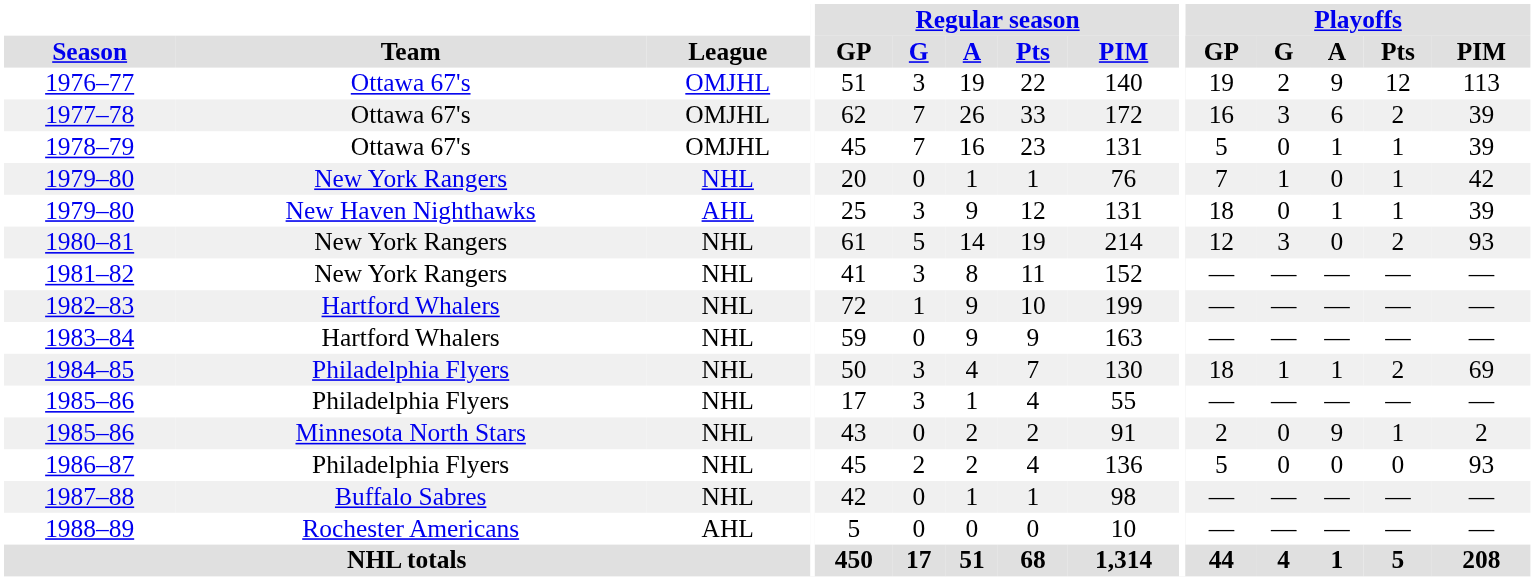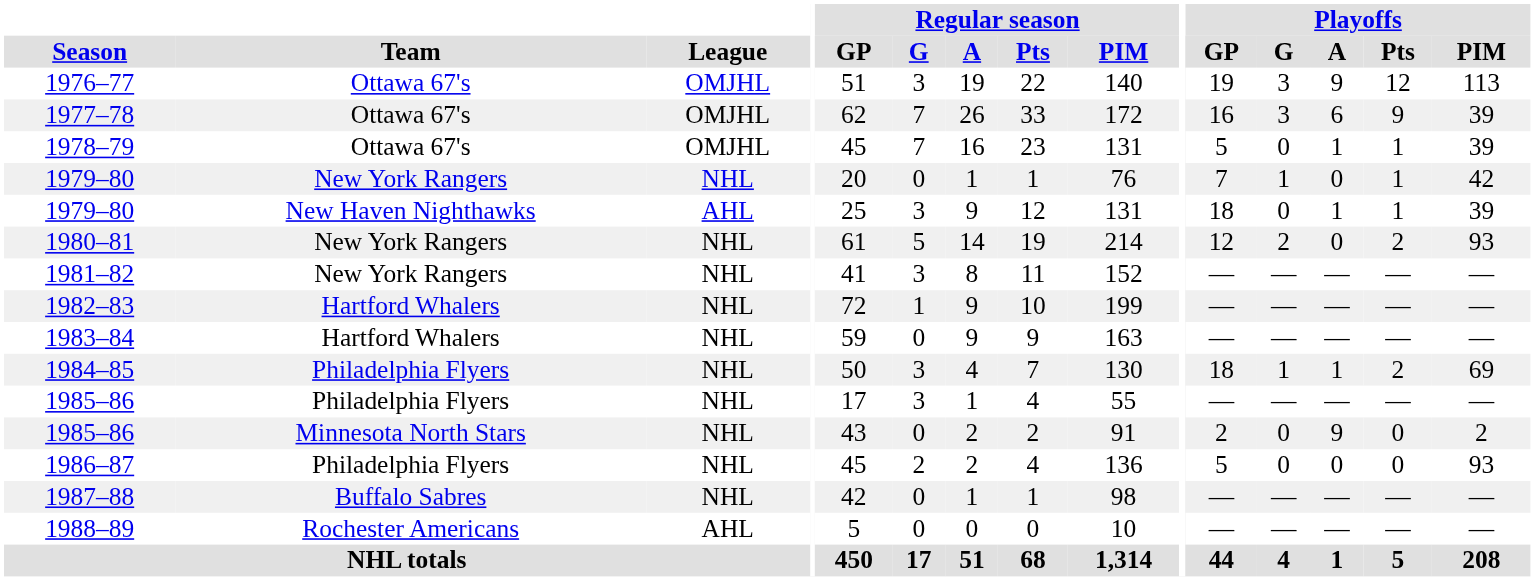(1284, 83) 2 -> (1284, 83) 3
(1398, 115) 2 -> (1398, 115) 9
(1284, 242) 3 -> (1284, 242) 2
(1398, 433) 1 -> (1398, 433) 0
